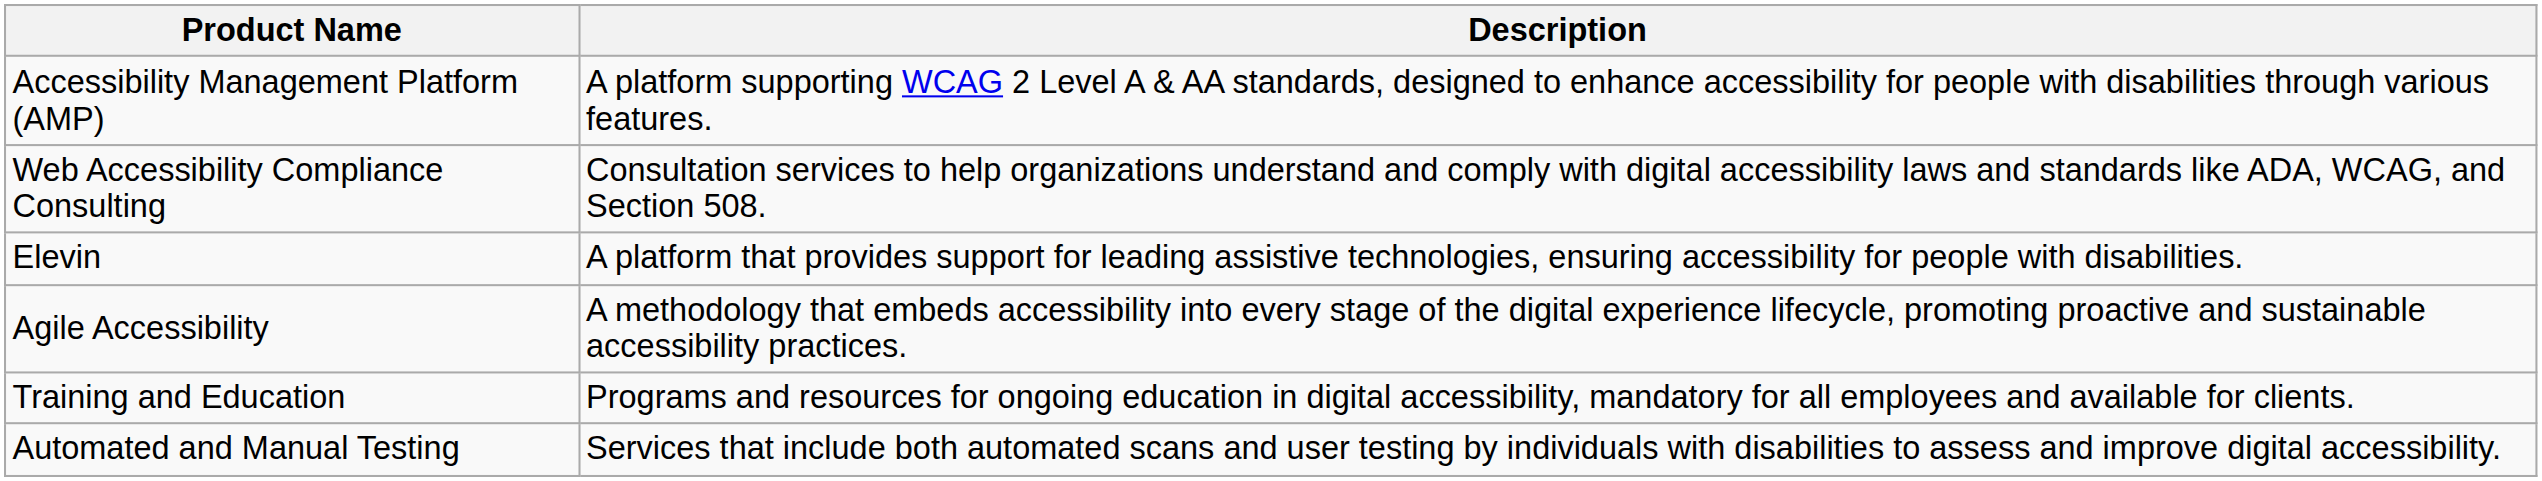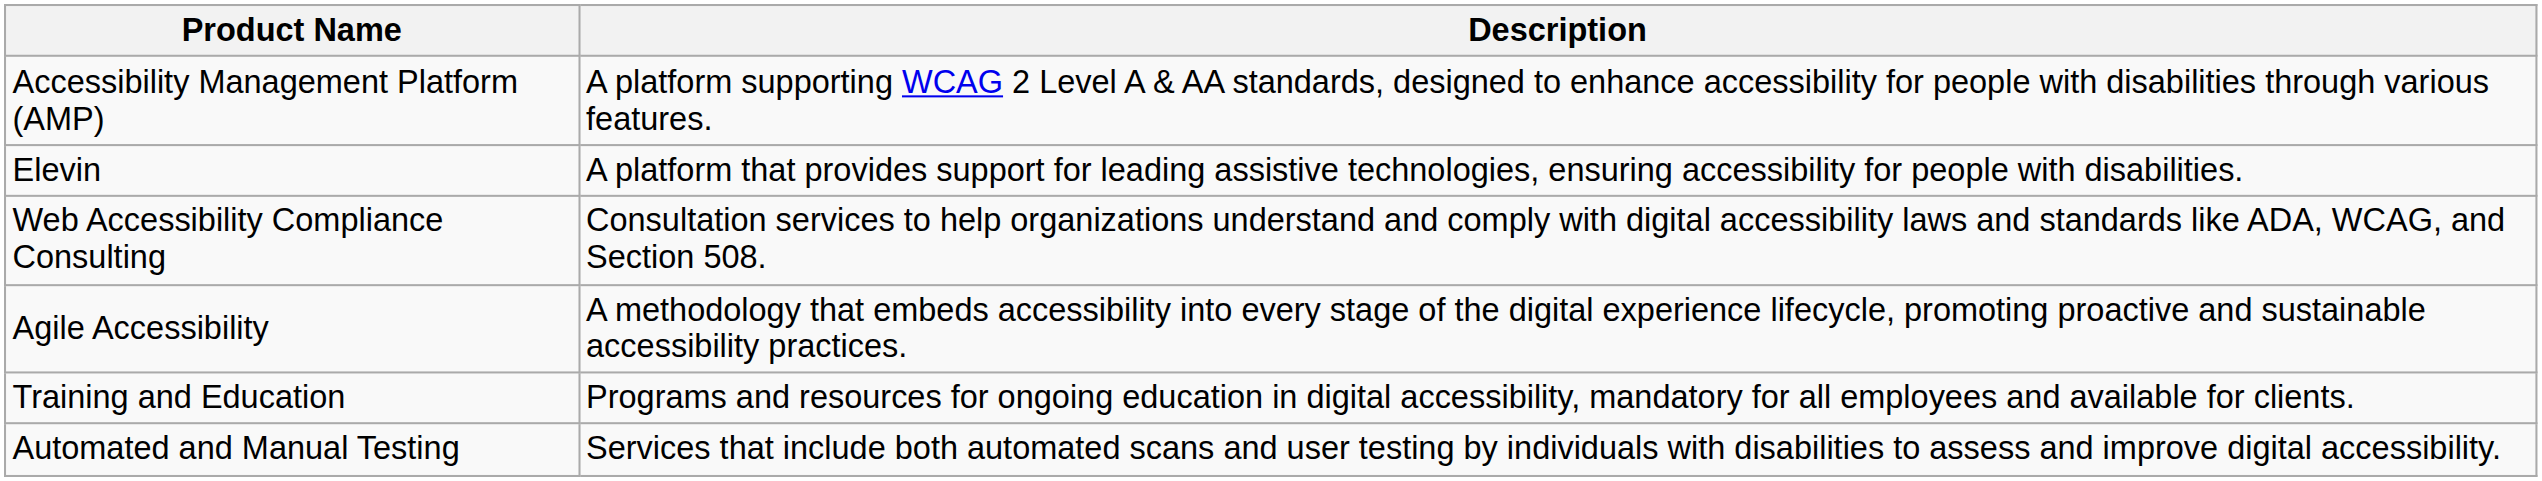rows swapped: (57, 257) <-> (228, 188)
